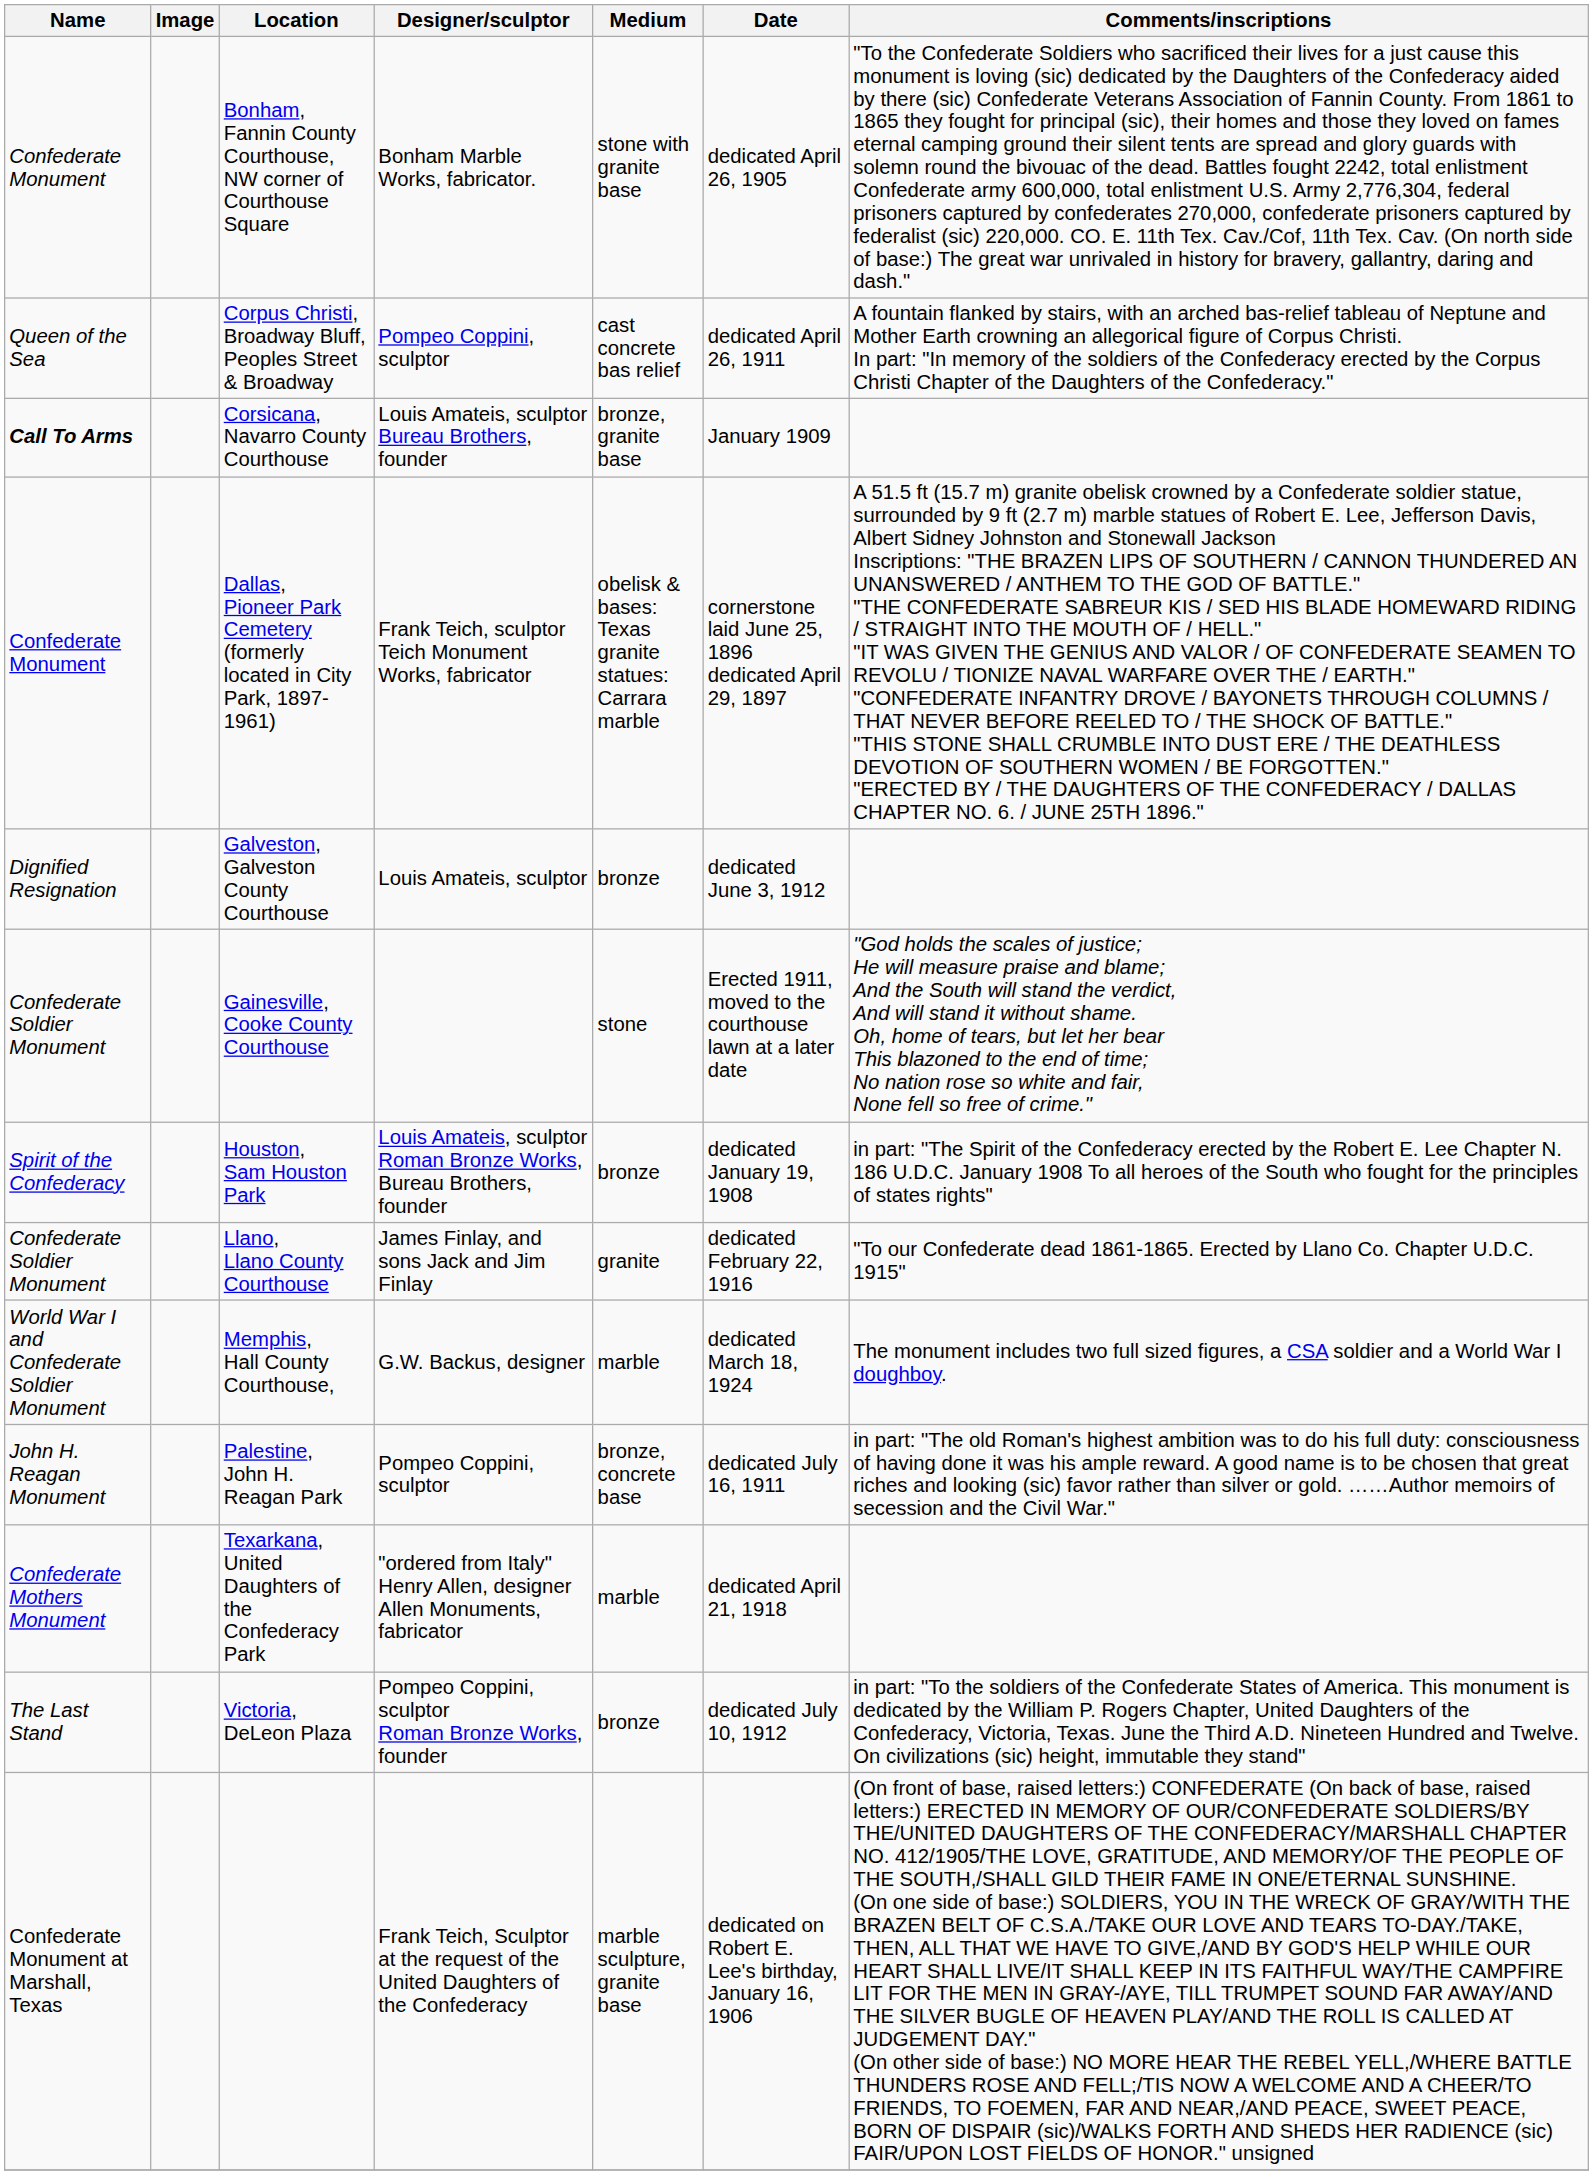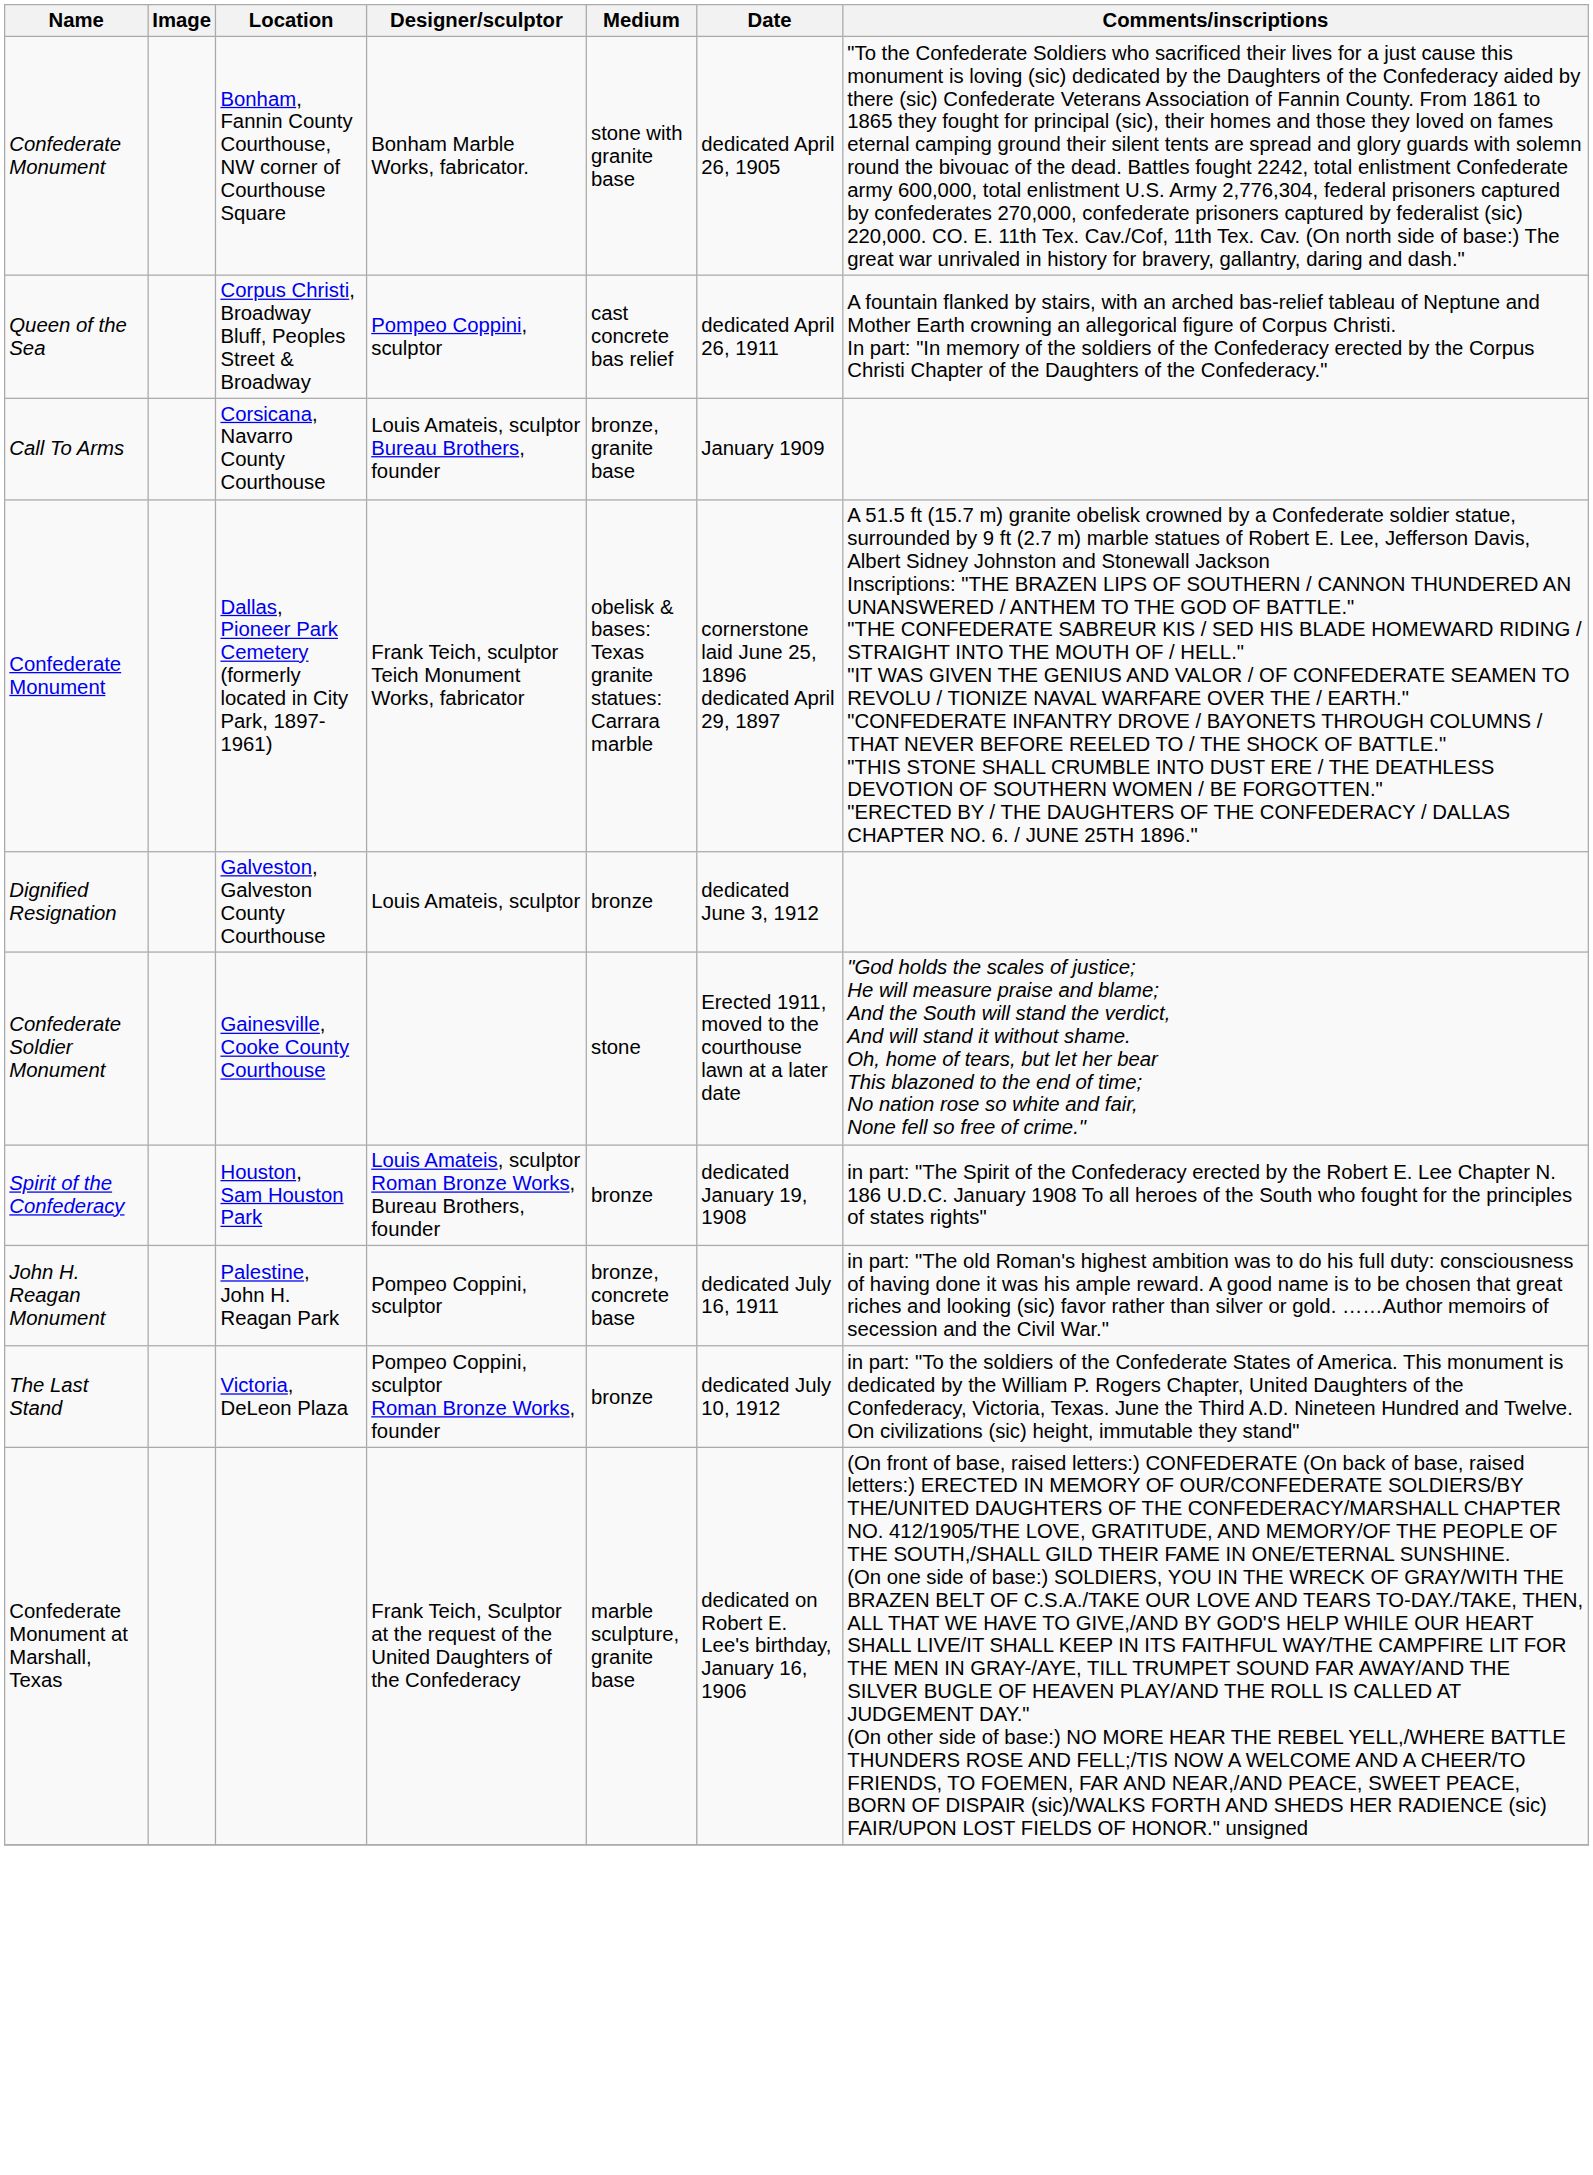(71, 437) bold -> (67, 448) normal
- row: (284, 1261)
- row: (279, 1362)
- row: (282, 1598)
